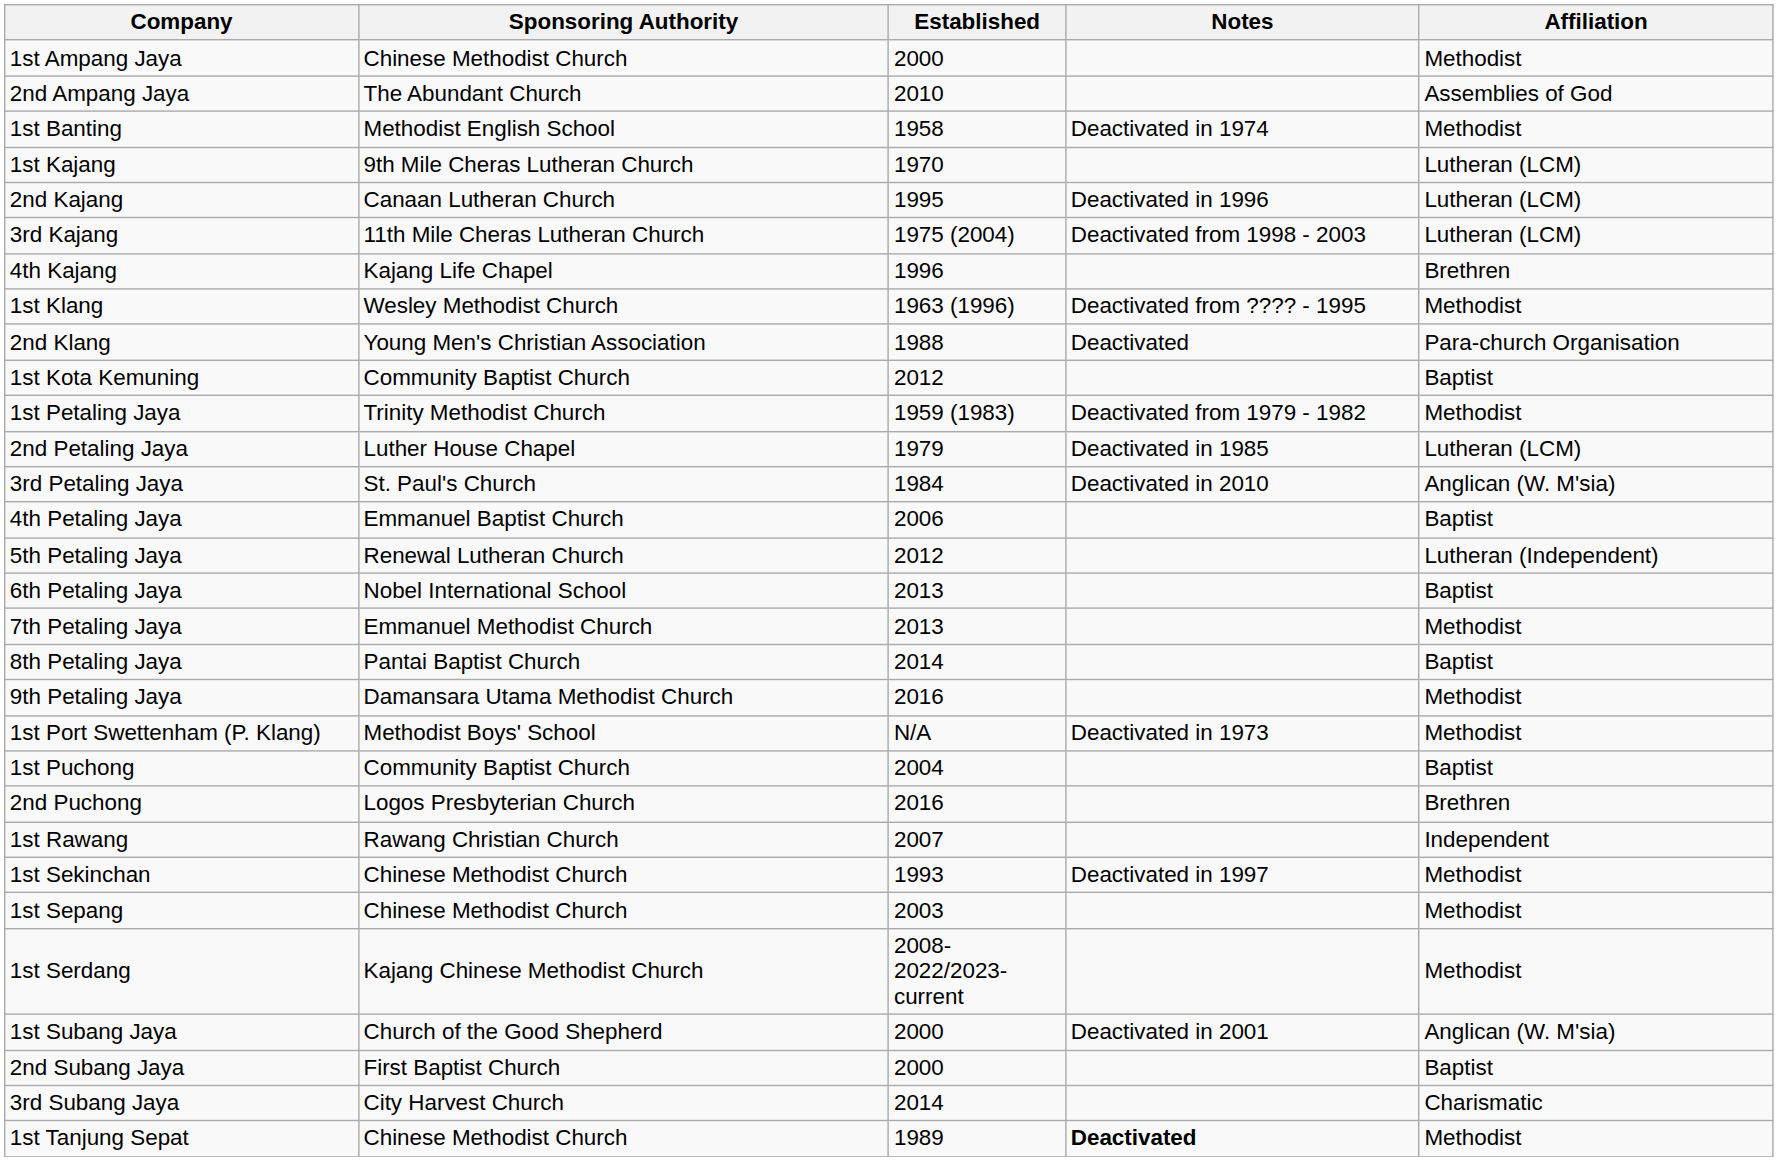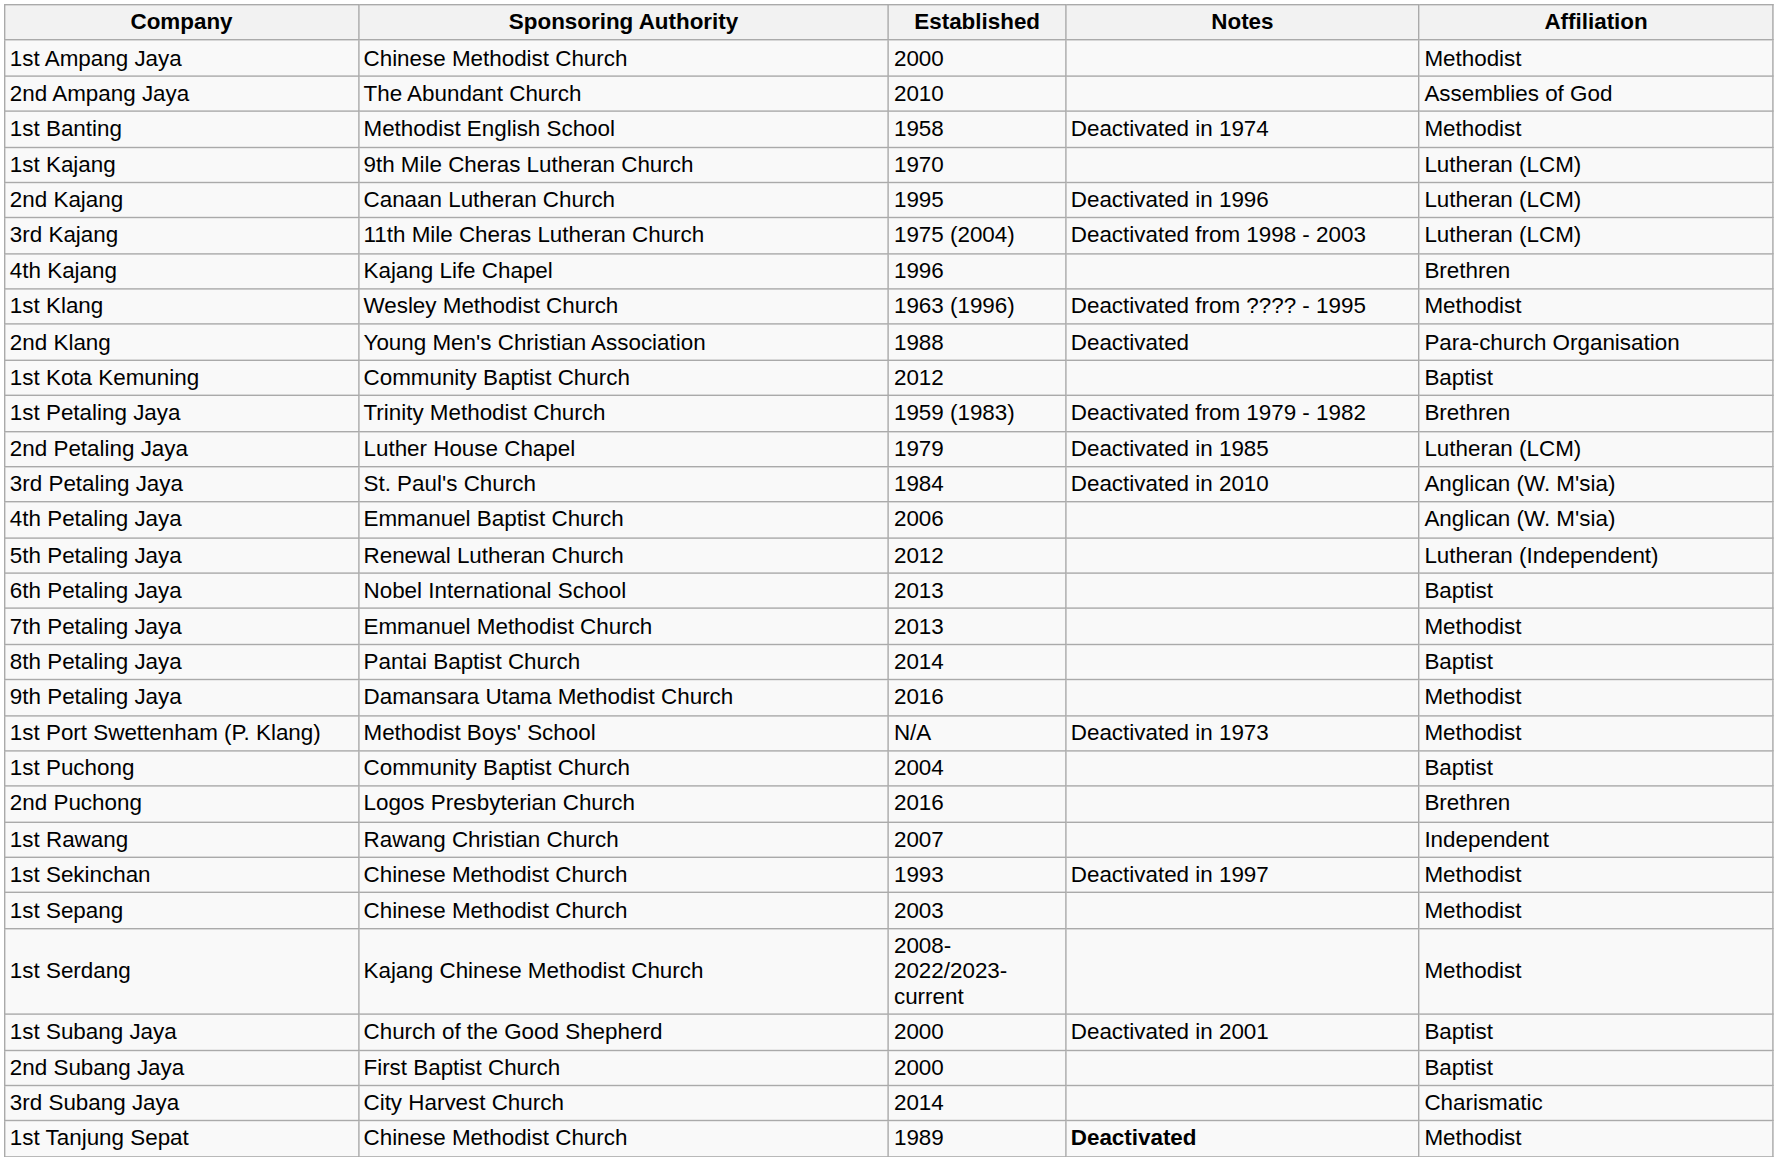(1473, 413) Methodist -> (1467, 413) Brethren
(1459, 519) Baptist -> (1520, 519) Anglican (W. M'sia)
(1520, 1031) Anglican (W. M'sia) -> (1459, 1031) Baptist
